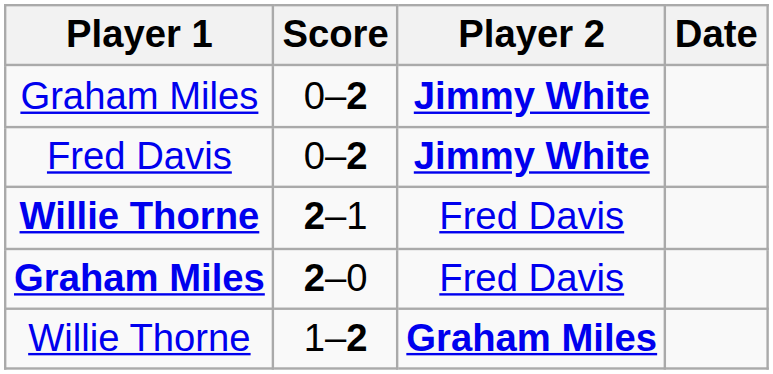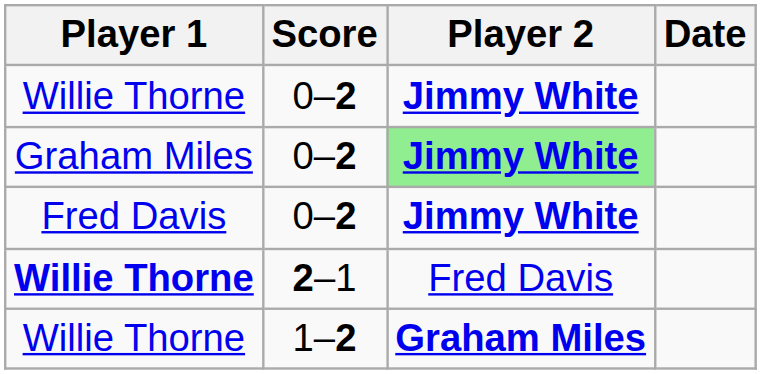+ row: (134, 95)
(532, 95) no background -> (521, 156) lightgreen background
- row: (139, 277)
